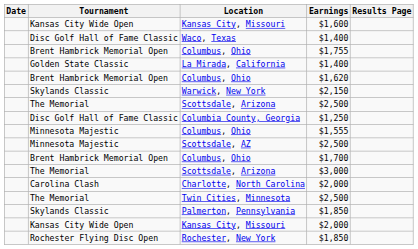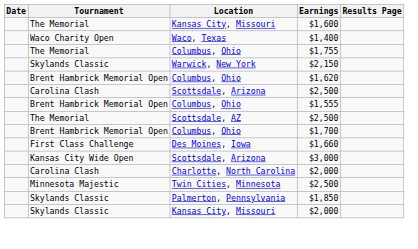(82, 24) Kansas City Wide Open -> (59, 24) The Memorial
(104, 38) Disc Golf Hall of Fame Classic -> (72, 38) Waco Charity Open
(99, 51) Brent Hambrick Memorial Open -> (59, 51) The Memorial
- row: (234, 64)
rows swapped: (216, 78) <-> (224, 91)
(59, 104) The Memorial -> (64, 91) Carolina Clash
- row: (241, 118)
(74, 131) Minnesota Majestic -> (99, 104) Brent Hambrick Memorial Open
(74, 144) Minnesota Majestic -> (59, 118) The Memorial
+ row: (211, 144)
(59, 171) The Memorial -> (82, 158) Kansas City Wide Open
(59, 198) The Memorial -> (74, 185) Minnesota Majestic
(82, 225) Kansas City Wide Open -> (69, 211) Skylands Classic
- row: (229, 238)
